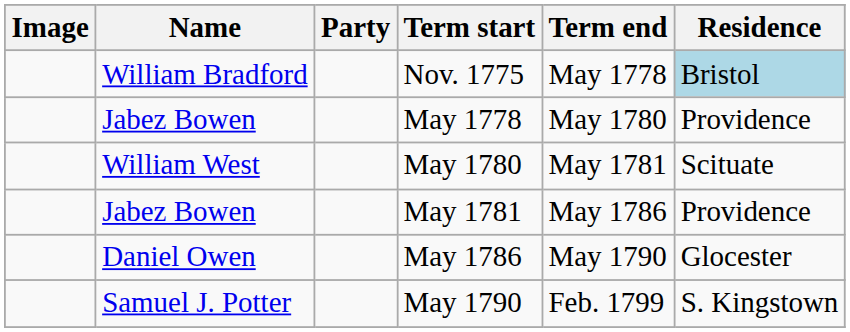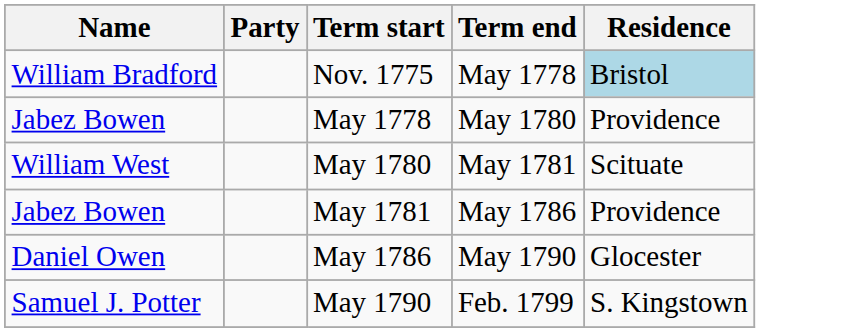- column: (50, 27)
